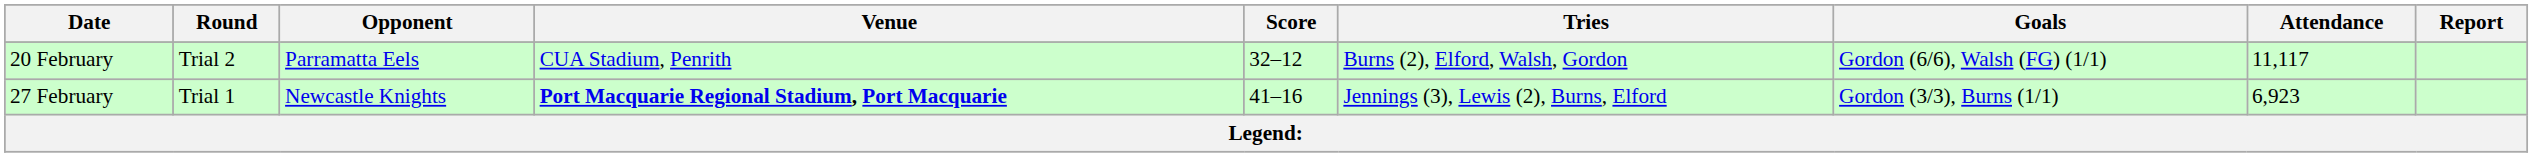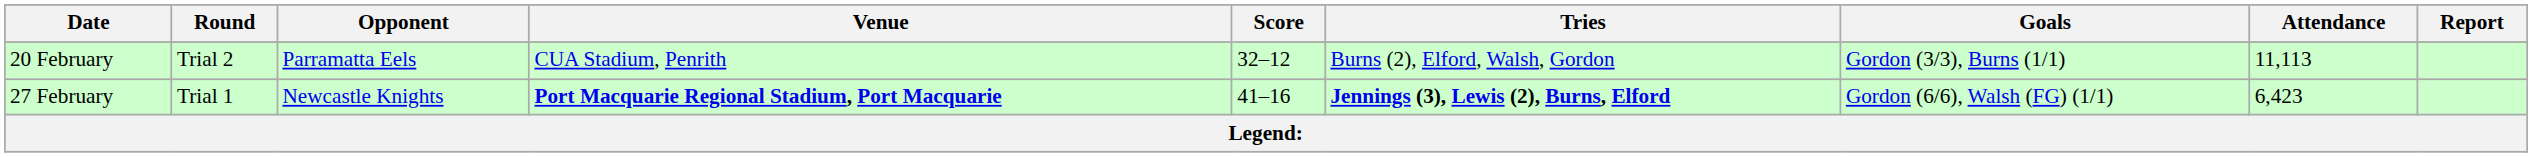(1973, 59) Gordon (6/6), Walsh (FG) (1/1) -> (1956, 59) Gordon (3/3), Burns (1/1)
(2280, 59) 11,117 -> (2283, 59) 11,113
(1505, 96) normal -> (1500, 96) bold
(1949, 96) Gordon (3/3), Burns (1/1) -> (1980, 96) Gordon (6/6), Walsh (FG) (1/1)
(2276, 96) 6,923 -> (2279, 96) 6,423
